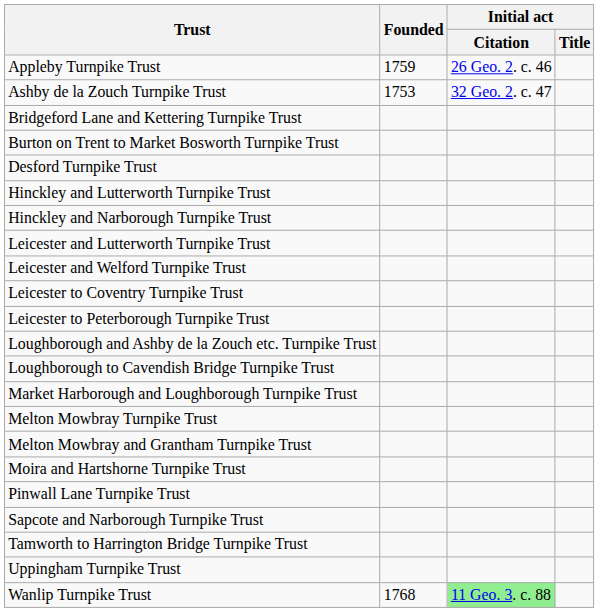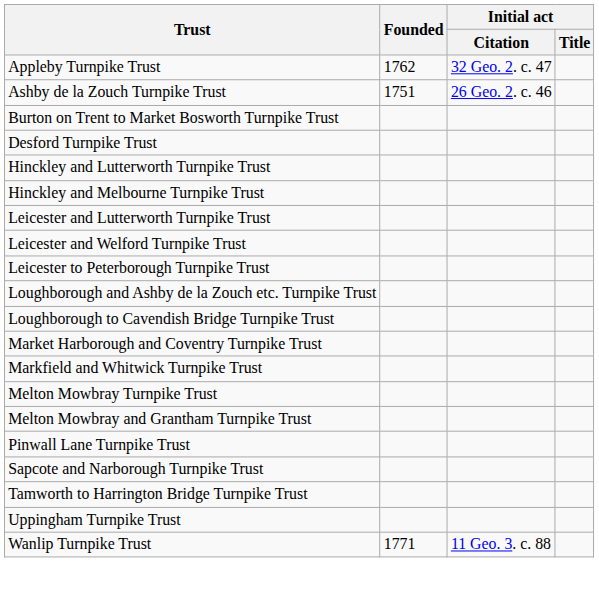(400, 67) 1759 -> (400, 67) 1762
(501, 67) 26 Geo. 2. c. 46 -> (501, 67) 32 Geo. 2. c. 47
(400, 92) 1753 -> (400, 92) 1751
(501, 92) 32 Geo. 2. c. 47 -> (501, 92) 26 Geo. 2. c. 46
- row: (155, 117)
+ row: (136, 192)
- row: (140, 218)
- row: (126, 293)
+ row: (165, 343)
- row: (183, 393)
+ row: (135, 368)
- row: (127, 469)
(400, 594) 1768 -> (400, 544) 1771
(501, 594) lightgreen background -> (501, 544) no background
